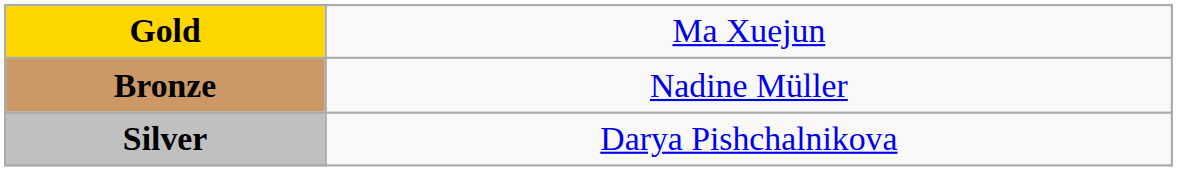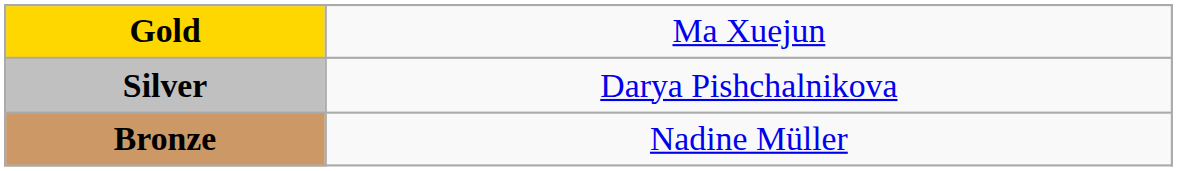rows swapped: (165, 138) <-> (165, 84)
